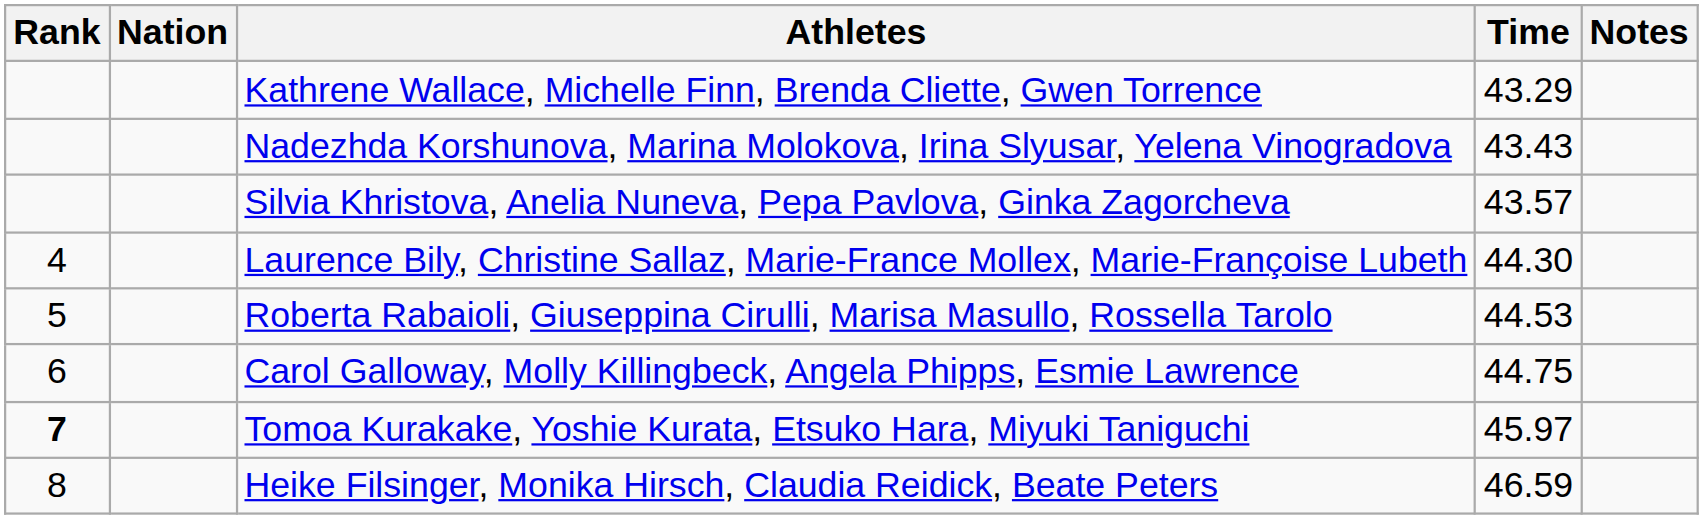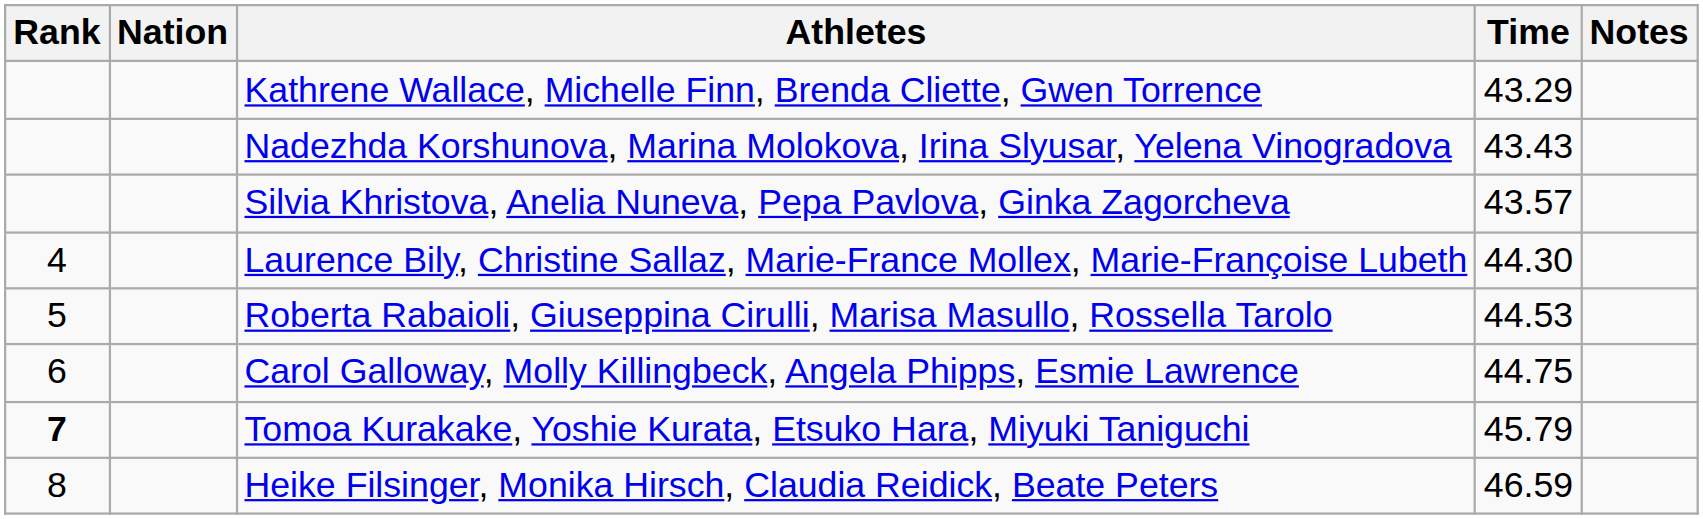(1528, 428) 45.97 -> (1528, 428) 45.79
